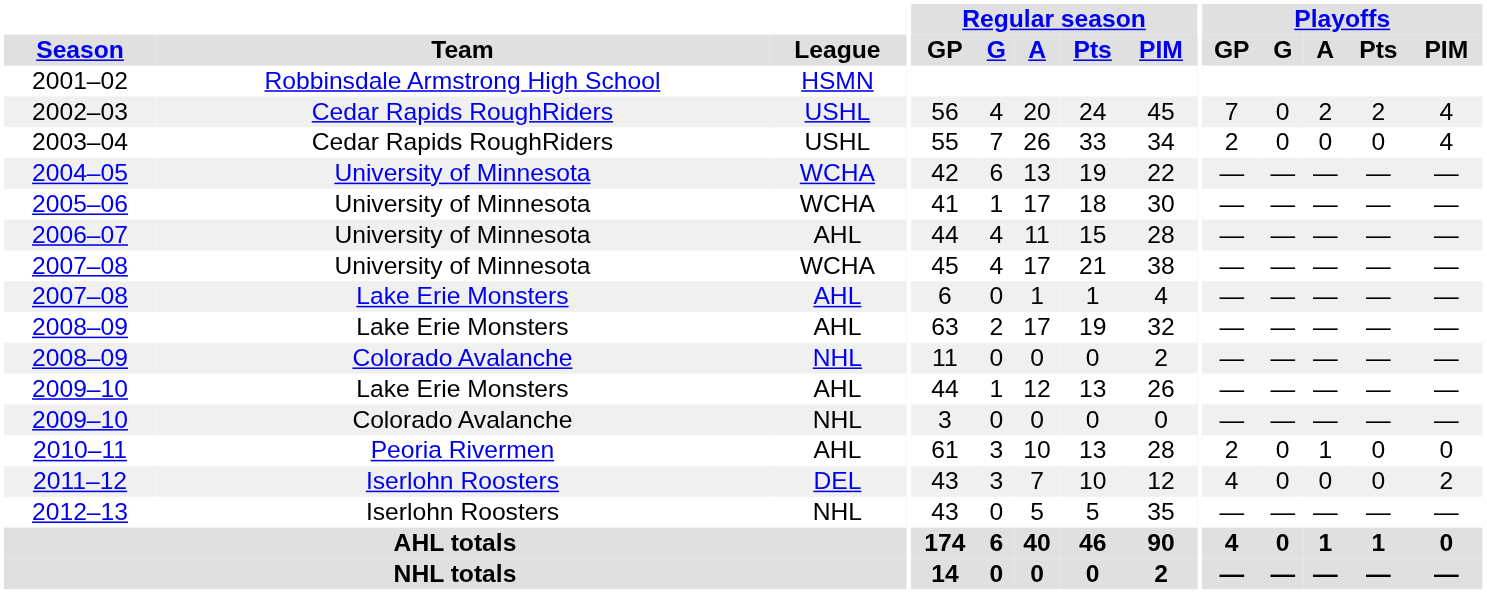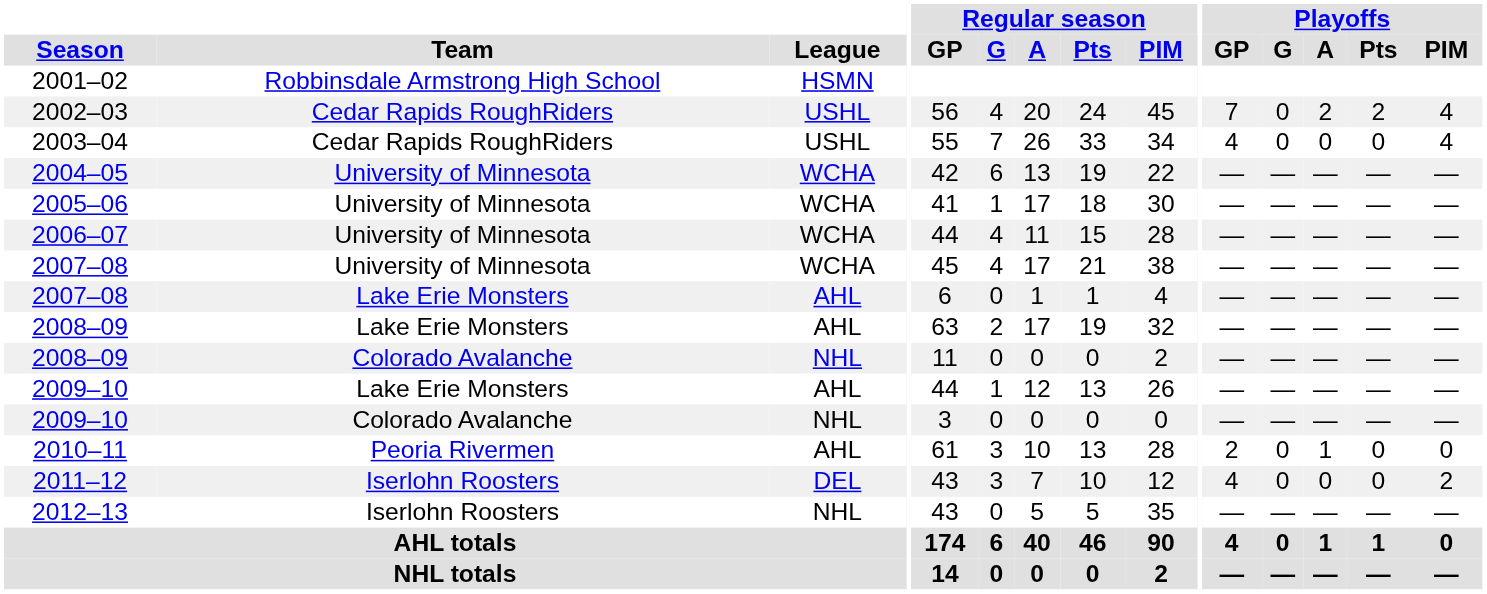(1232, 142) 2 -> (1232, 142) 4
(837, 234) AHL -> (837, 234) WCHA
